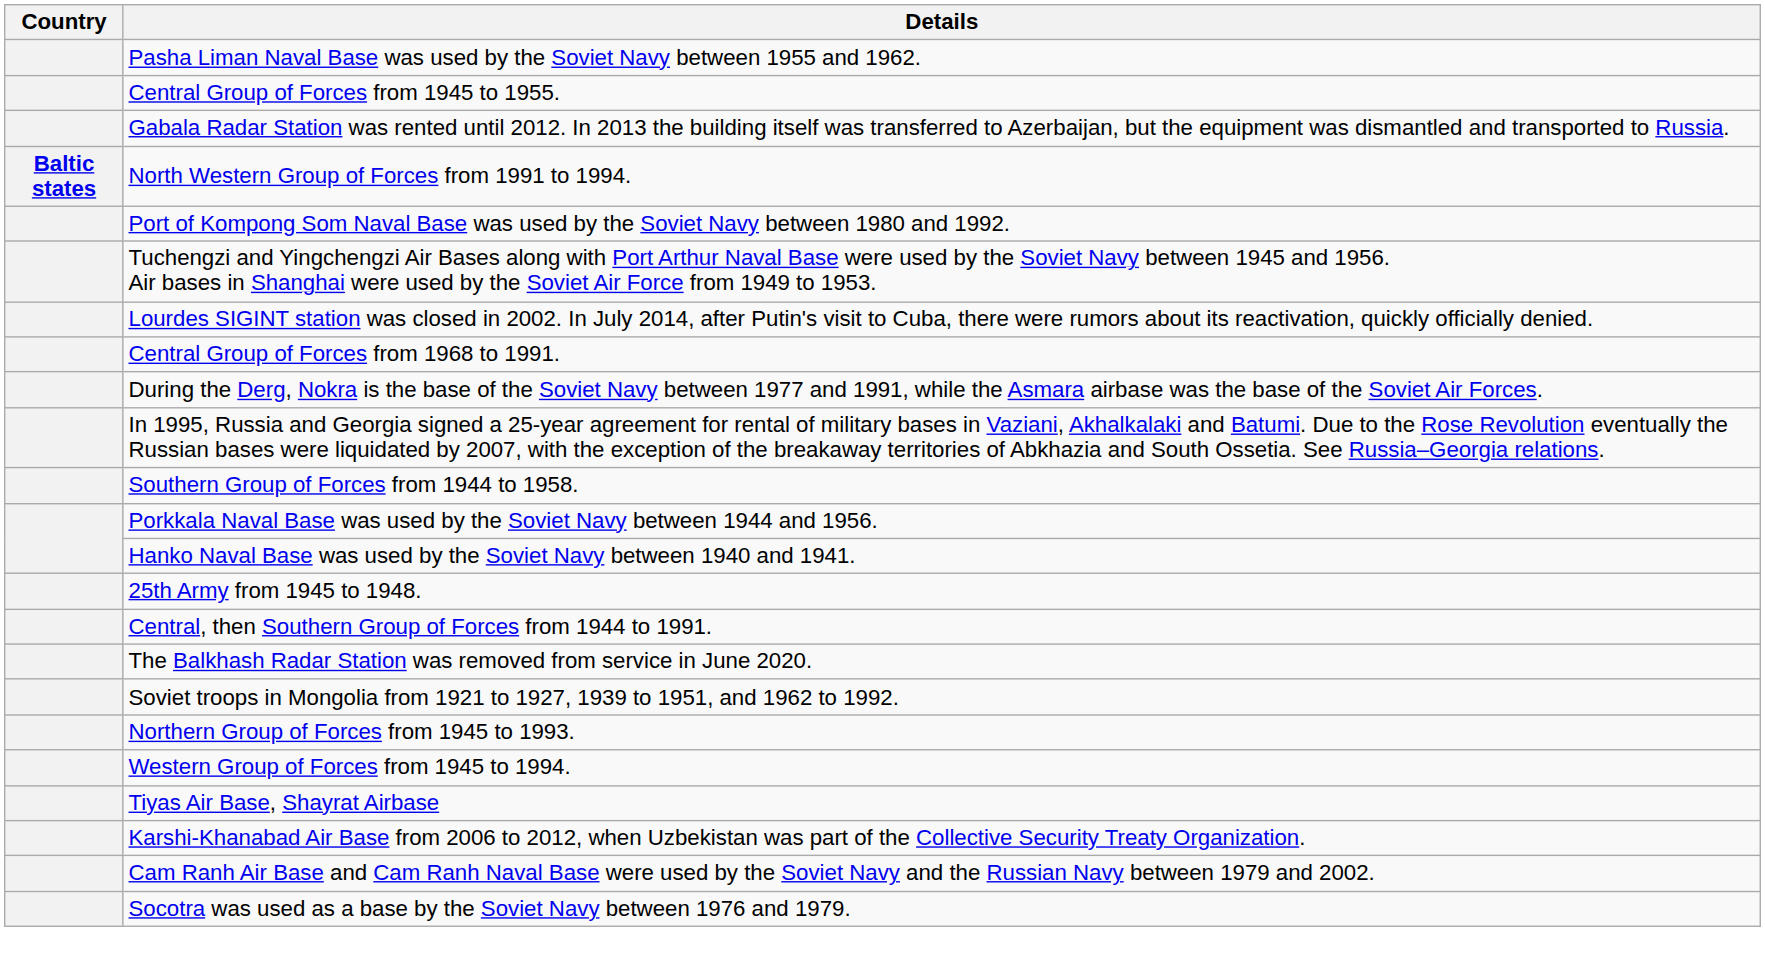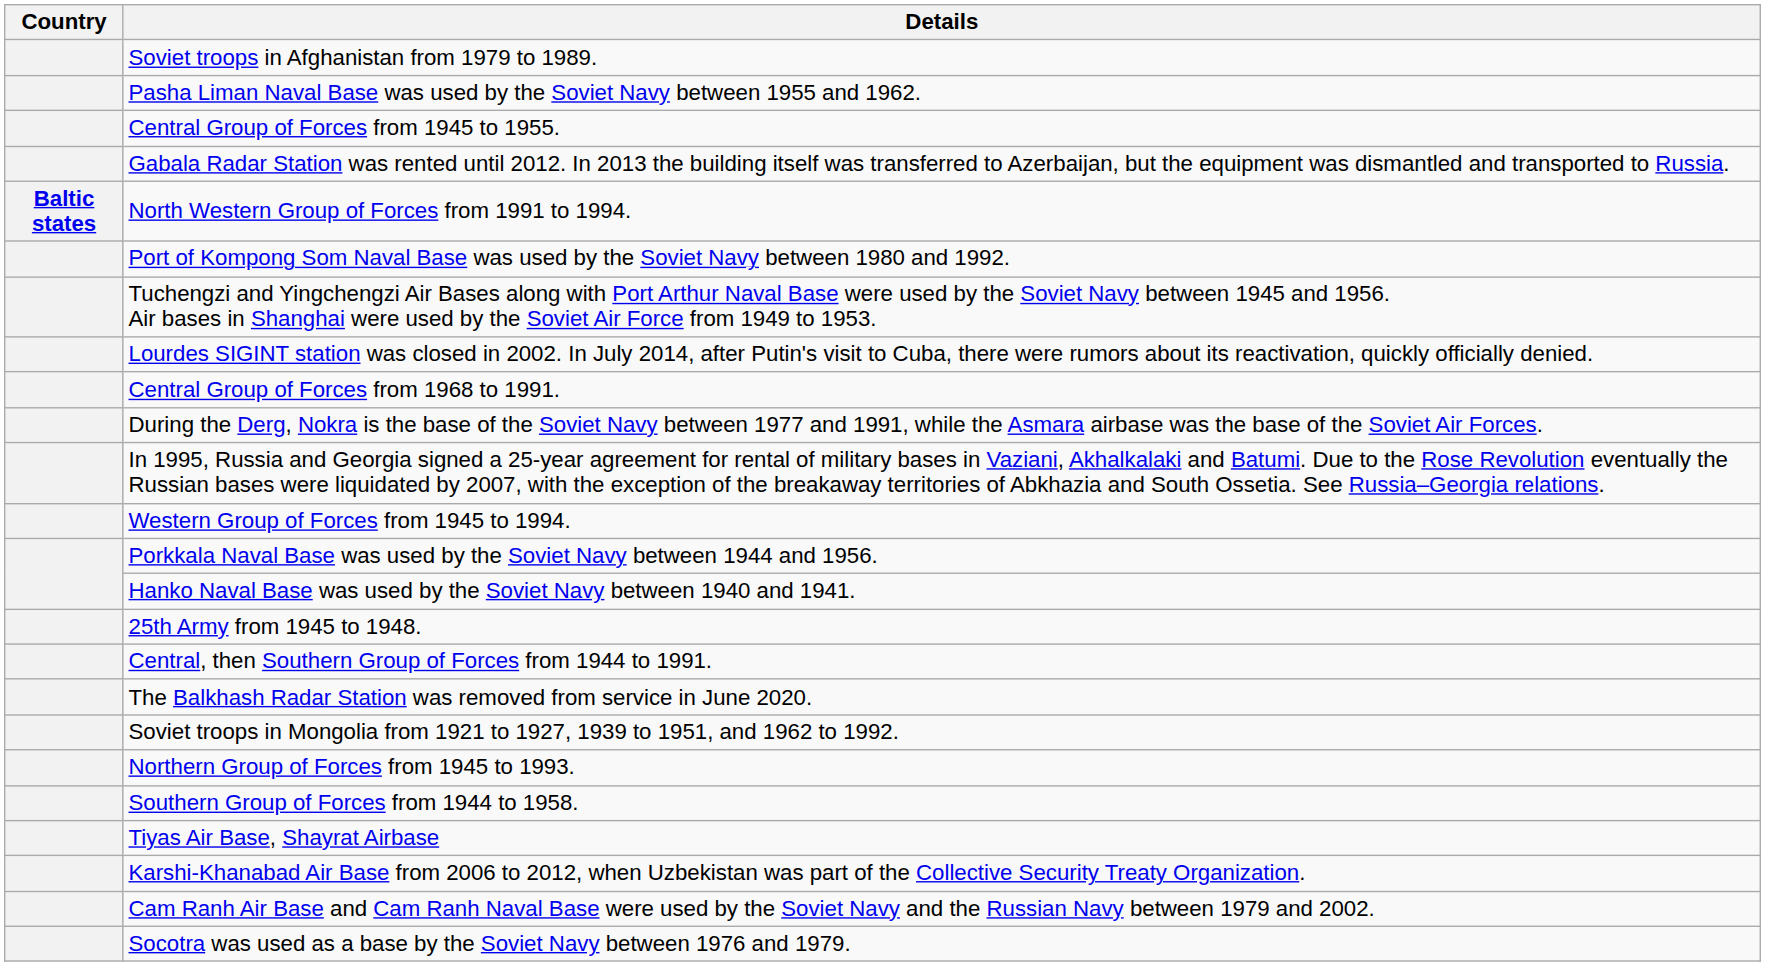+ row: (363, 57)
rows swapped: (350, 767) <-> (354, 485)
